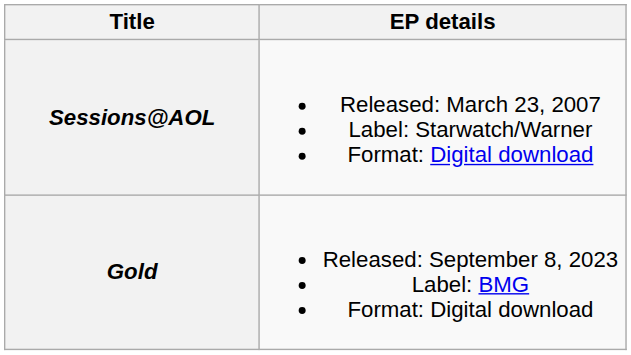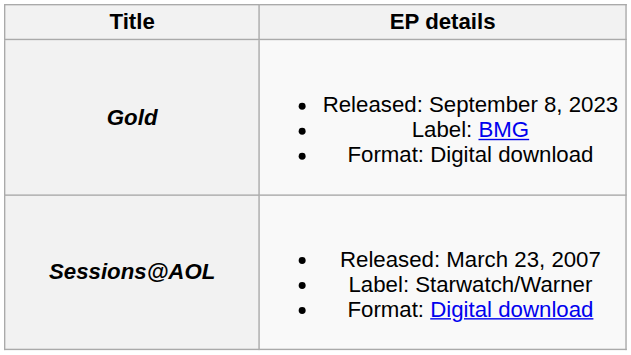rows swapped: (132, 117) <-> (132, 271)
